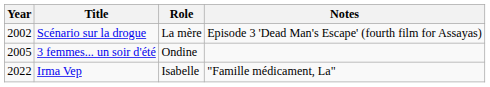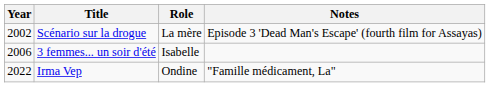(19, 52) 2005 -> (19, 52) 2006
(179, 52) Ondine -> (180, 52) Isabelle
(180, 71) Isabelle -> (179, 71) Ondine
